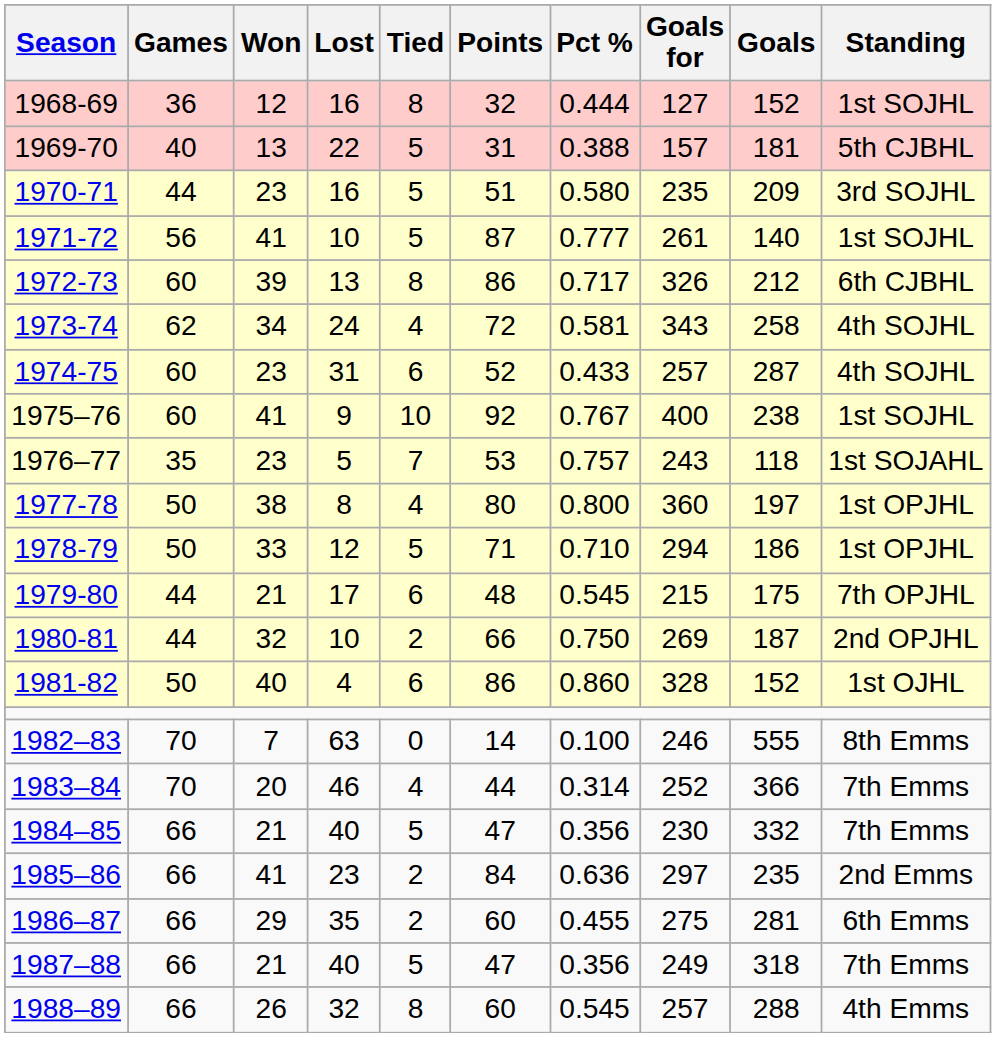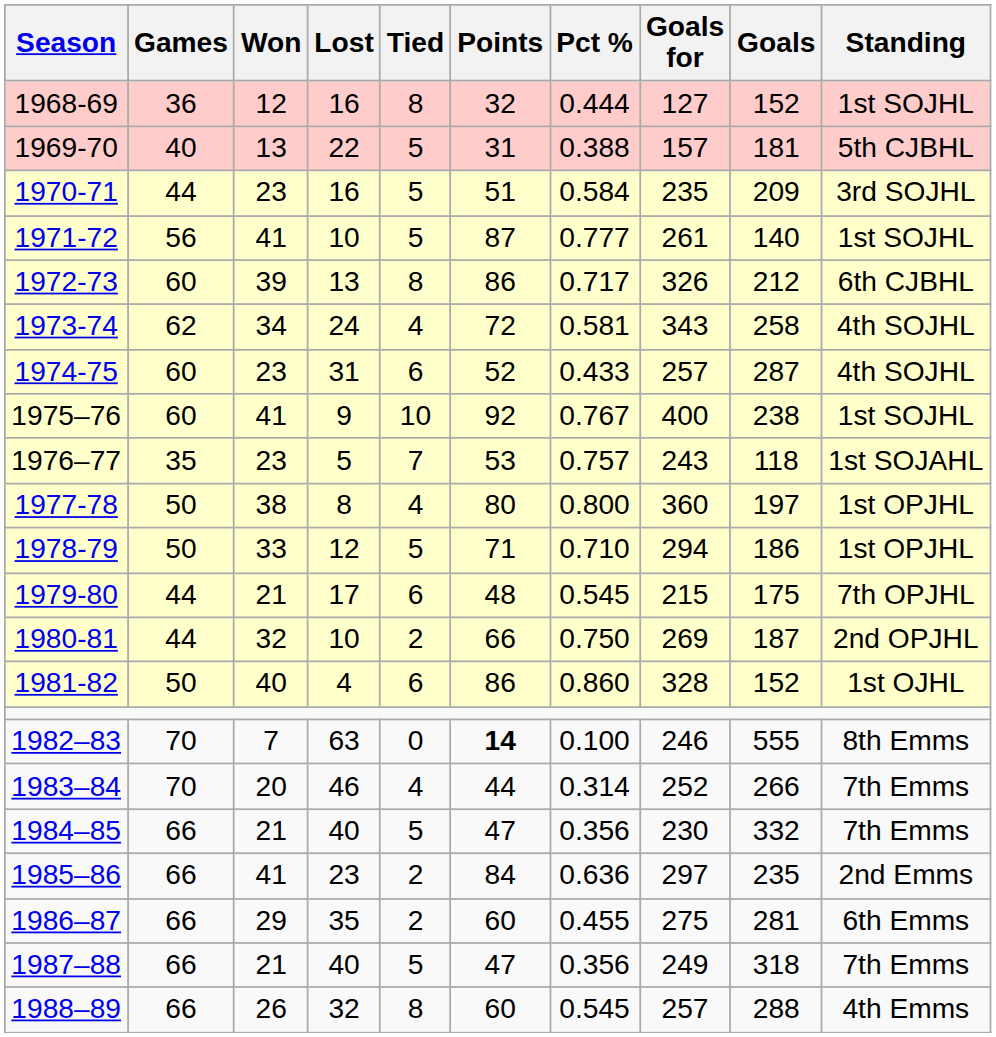(595, 192) 0.580 -> (595, 192) 0.584
(500, 741) normal -> (500, 741) bold
(776, 786) 366 -> (776, 786) 266
